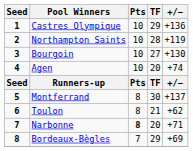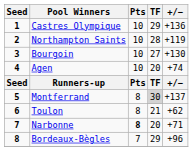(155, 97) no background -> (155, 97) lightgrey background
(175, 139) +69 -> (175, 139) +96
